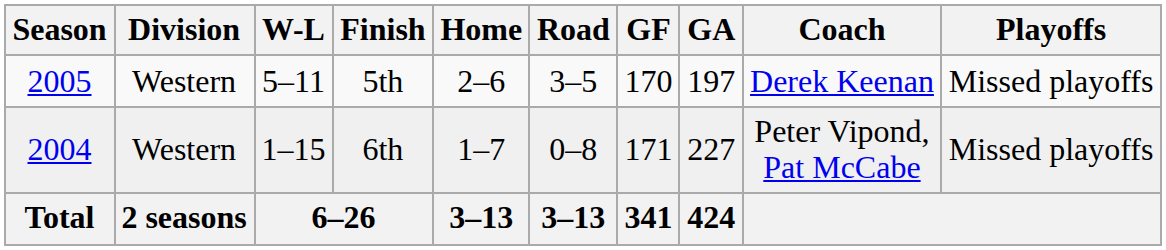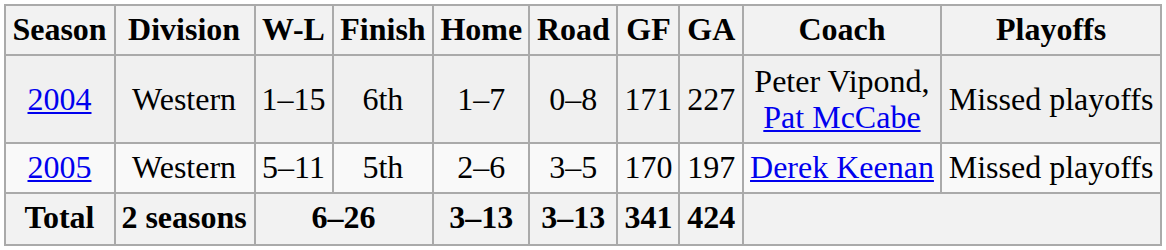rows swapped: (383, 149) <-> (383, 80)
